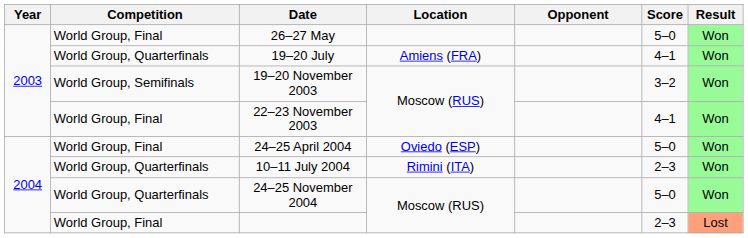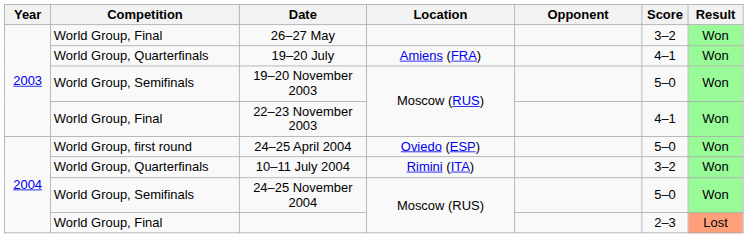(665, 35) 5–0 -> (665, 35) 3–2
(665, 83) 3–2 -> (665, 83) 5–0
(108, 146) World Group, Final -> (123, 146) World Group, first round
(665, 167) 2–3 -> (665, 167) 3–2
(131, 195) World Group, Quarterfinals -> (124, 195) World Group, Semifinals
